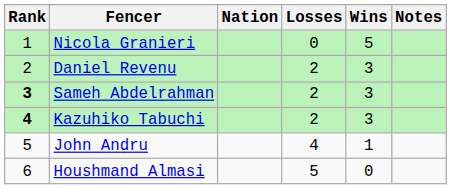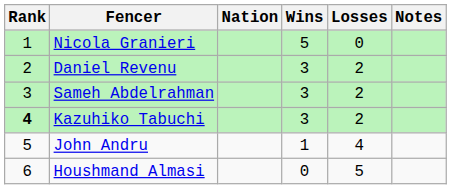columns swapped: (369, 17) <-> (314, 17)
(27, 94) bold -> (27, 94) normal
